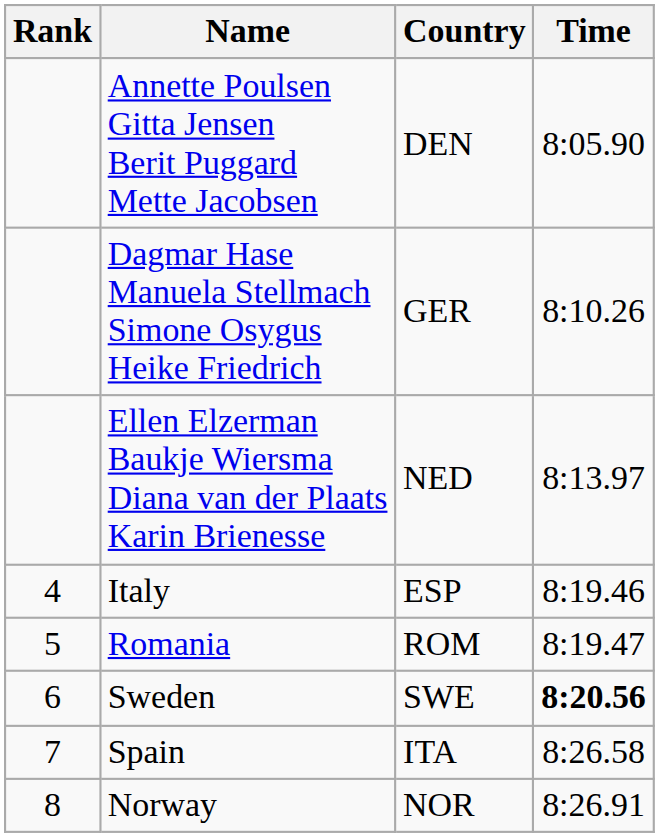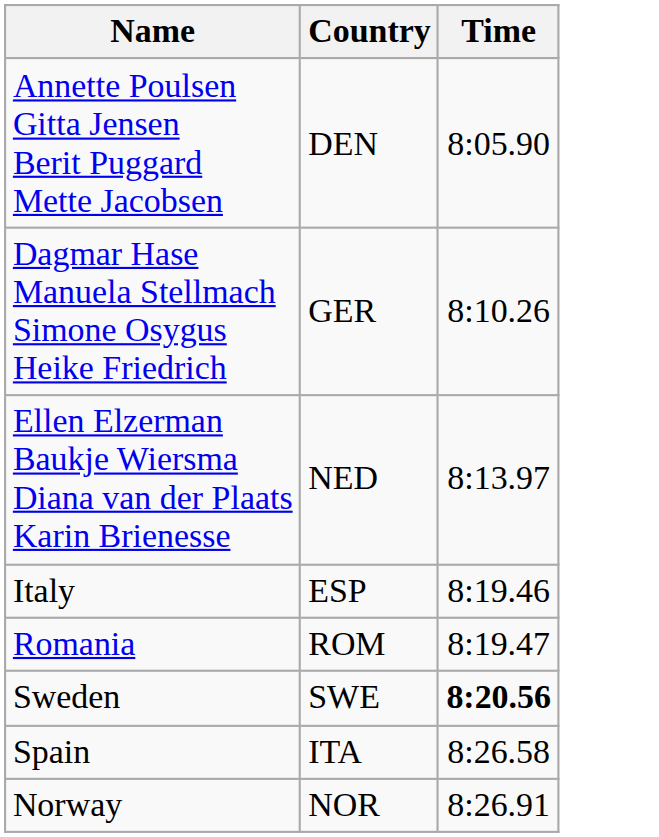- column: (52, 31)
